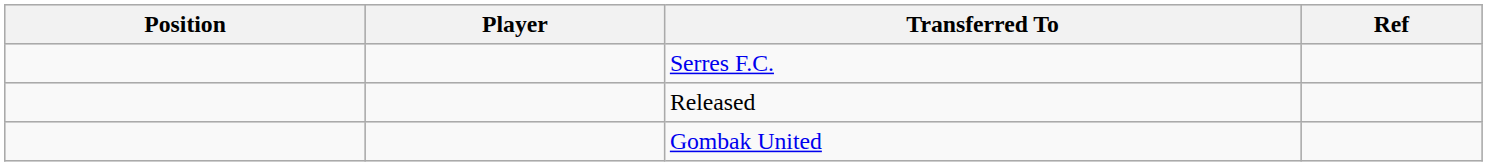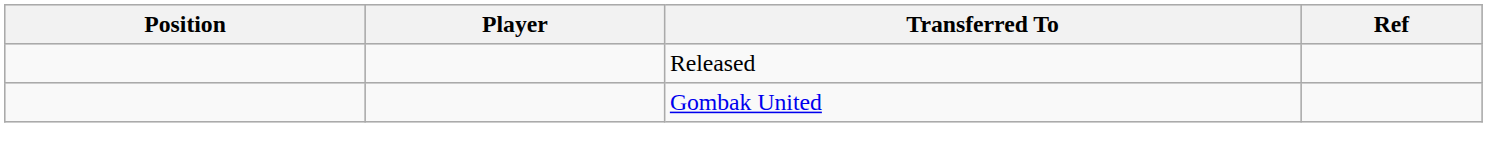- row: (722, 63)
